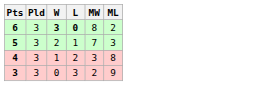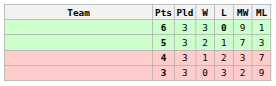+ column: (79, 12)
(57, 27) bold -> (205, 27) normal
(94, 27) 8 -> (243, 27) 9
(113, 27) 2 -> (262, 27) 1
(113, 58) 8 -> (262, 58) 7
